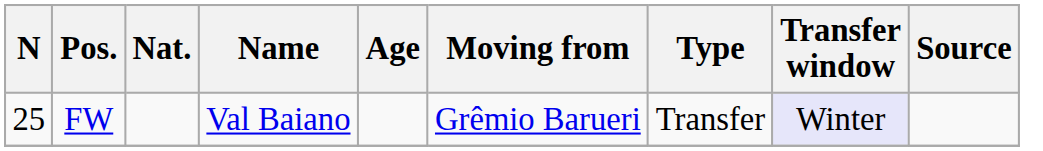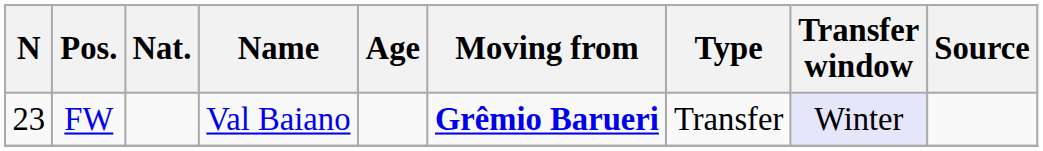(29, 118) 25 -> (29, 118) 23
(538, 118) normal -> (547, 118) bold
